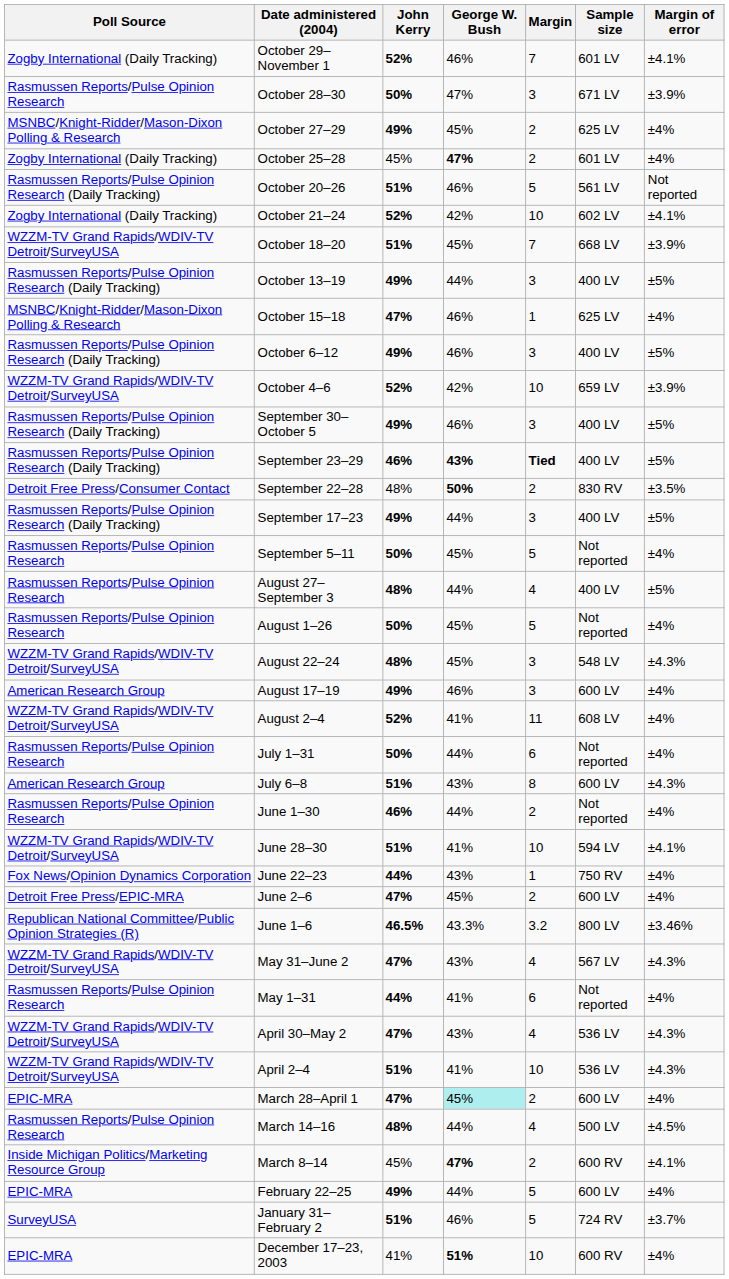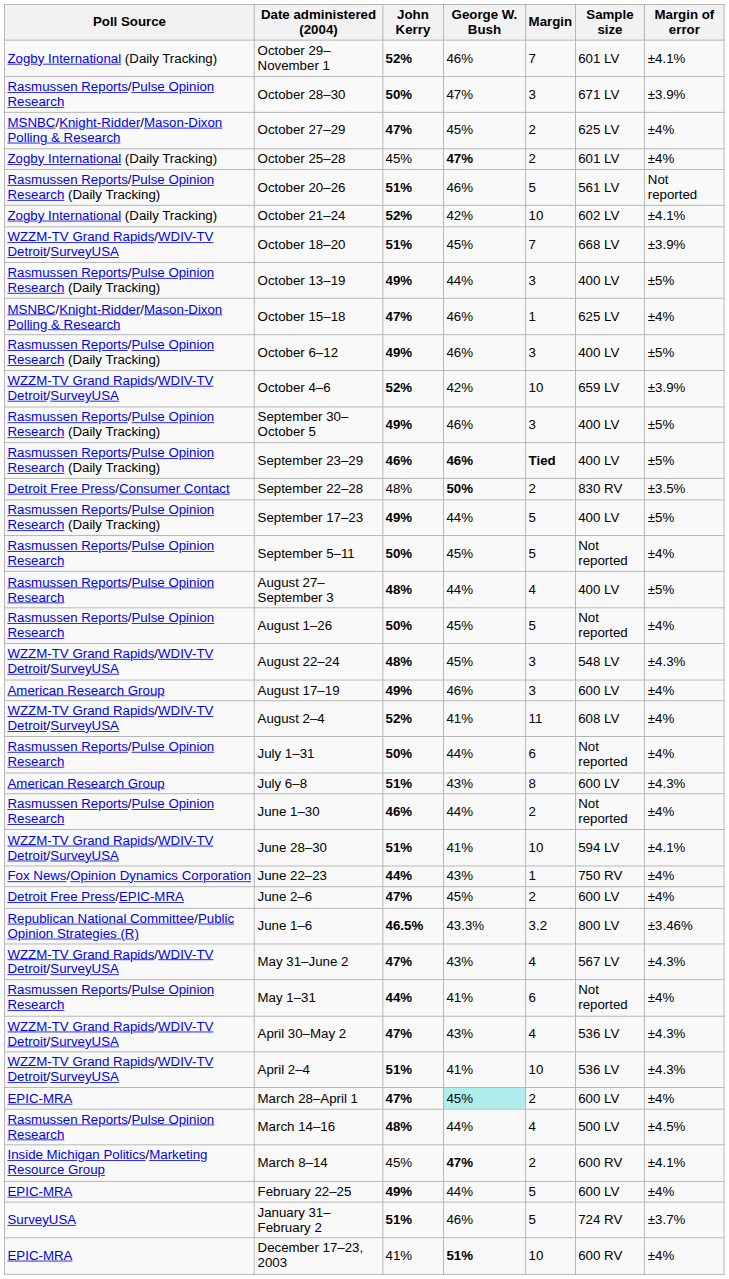(399, 130) 49% -> (399, 130) 47%
(460, 460) 43% -> (460, 460) 46%
(532, 517) 3 -> (532, 517) 5
